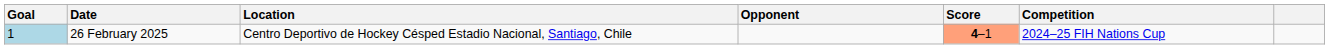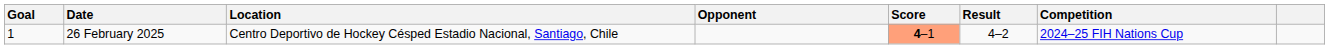+ column: (981, 15)
(11, 34) lightblue background -> (11, 34) no background
